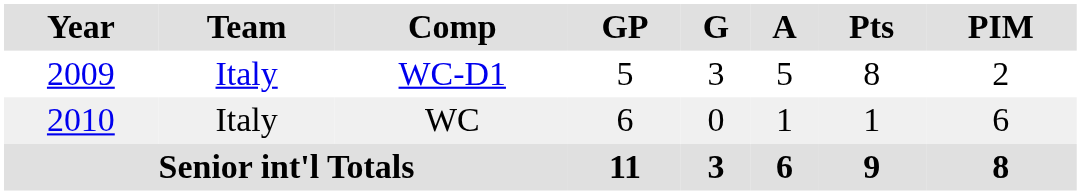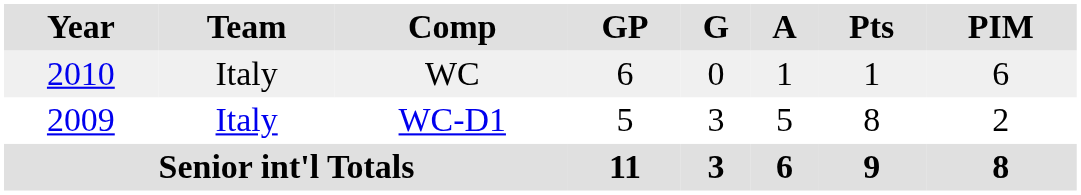rows swapped: (452, 73) <-> (452, 120)
